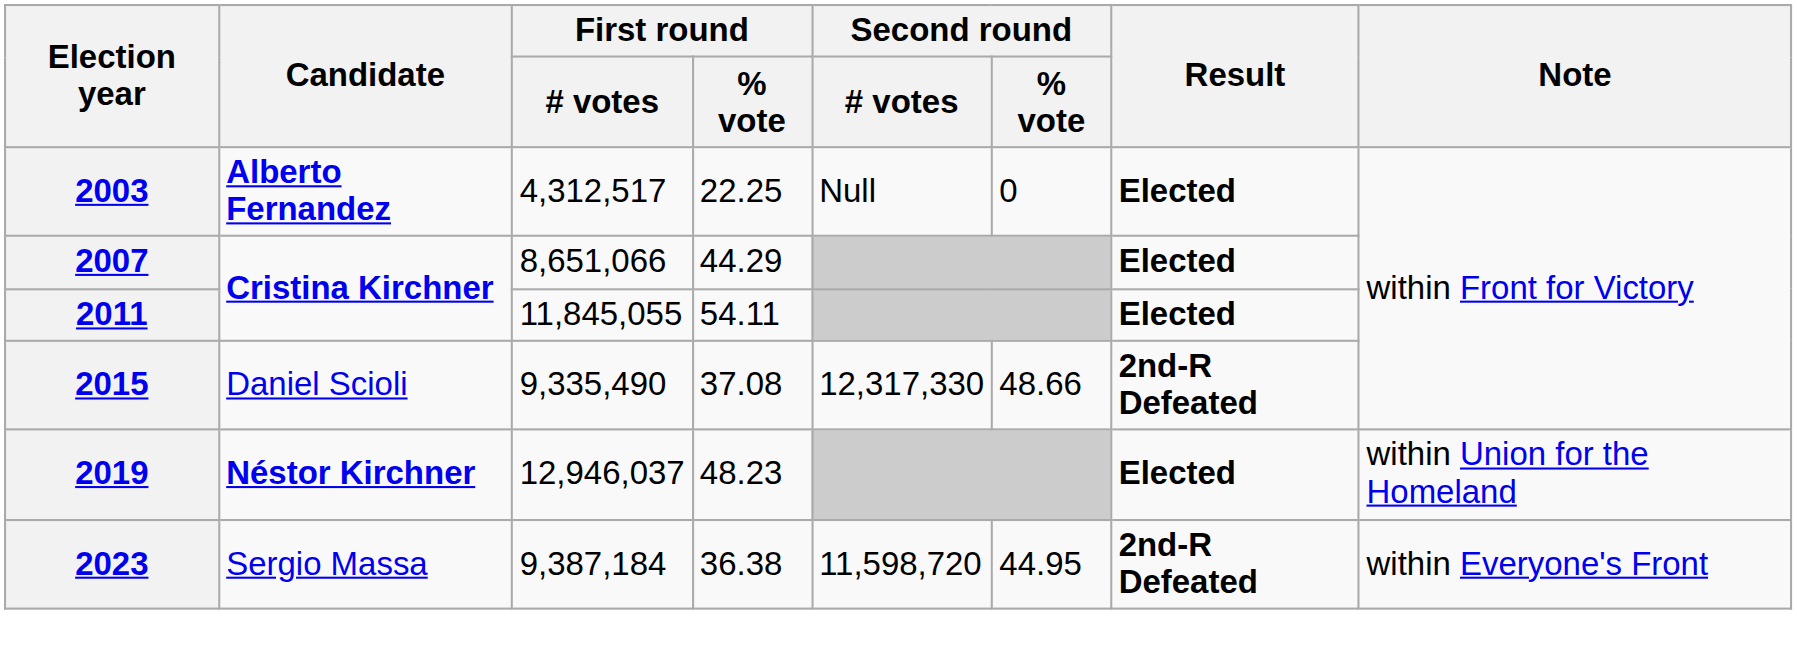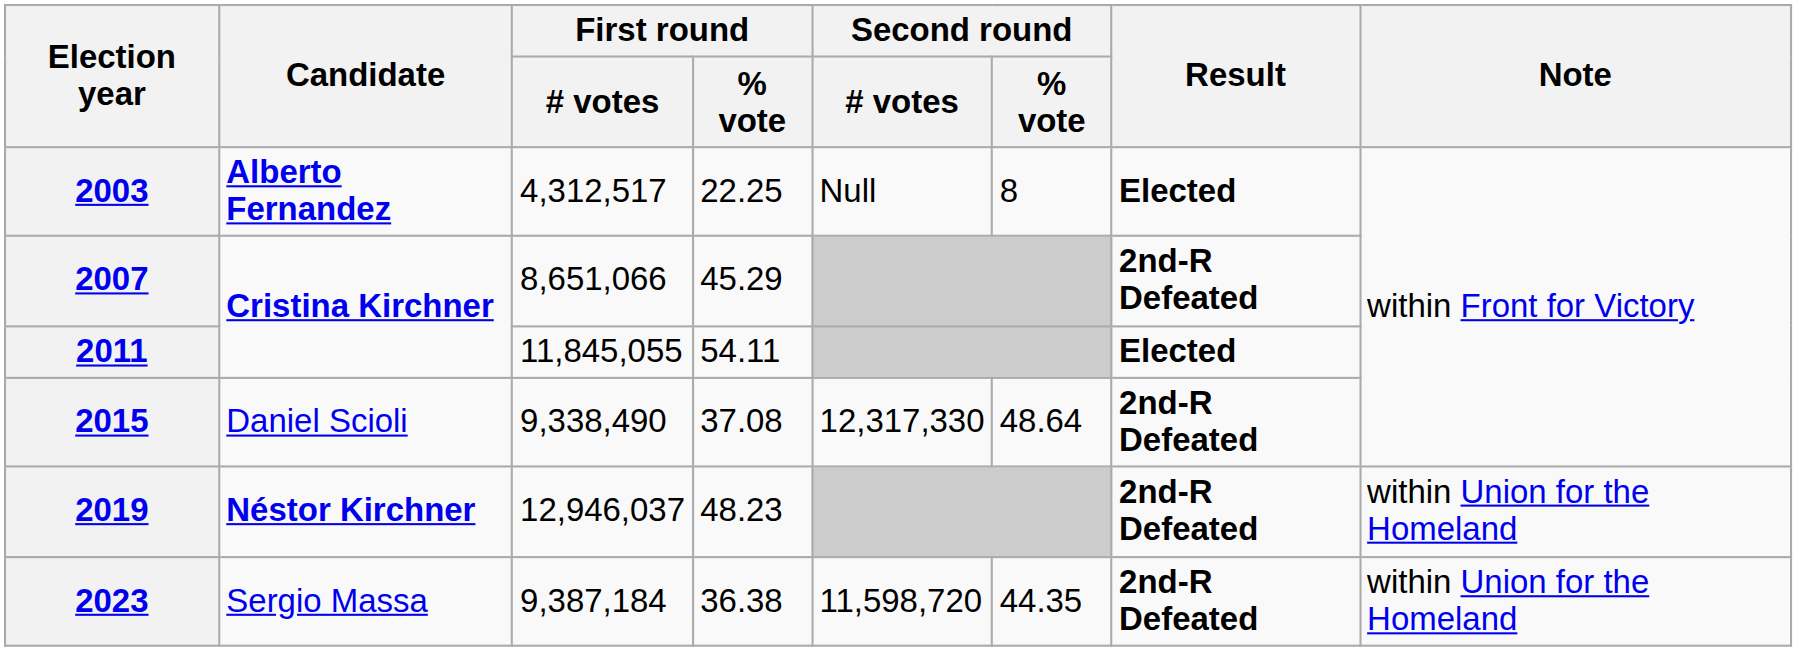(1009, 190) 0 -> (1009, 190) 8
(741, 261) 44.29 -> (741, 280) 45.29
(1177, 261) Elected -> (1189, 280) 2nd-R Defeated
(593, 384) 9,335,490 -> (593, 421) 9,338,490
(1041, 384) 48.66 -> (1041, 421) 48.64
(1177, 474) Elected -> (1189, 511) 2nd-R Defeated
(1041, 563) 44.95 -> (1041, 600) 44.35
(1537, 563) within Everyone's Front -> (1508, 600) within Union for the Homeland
